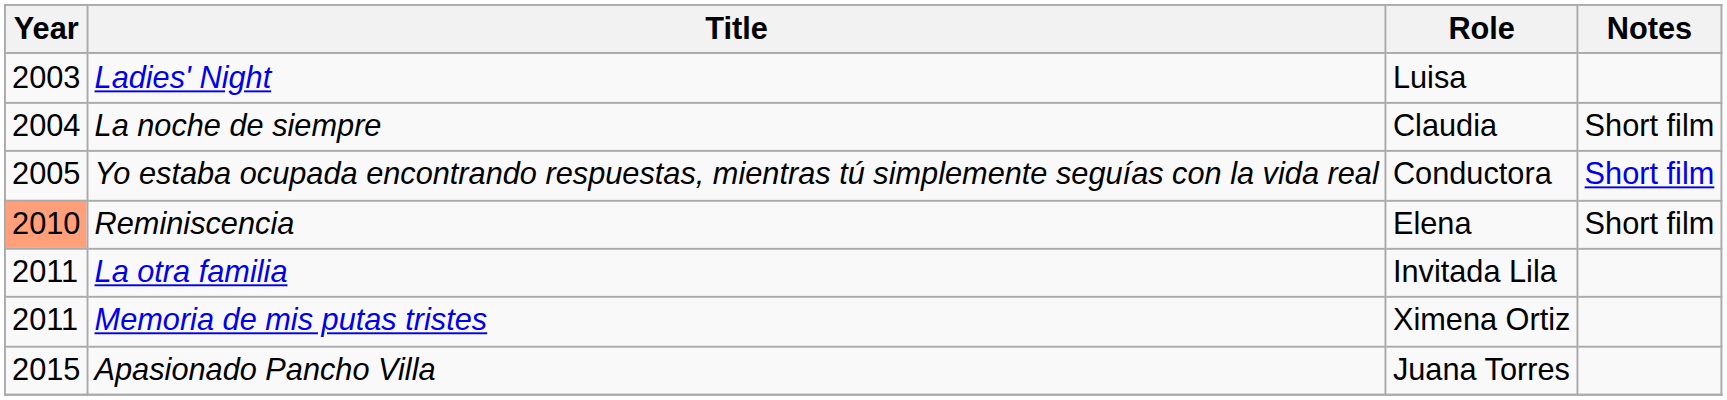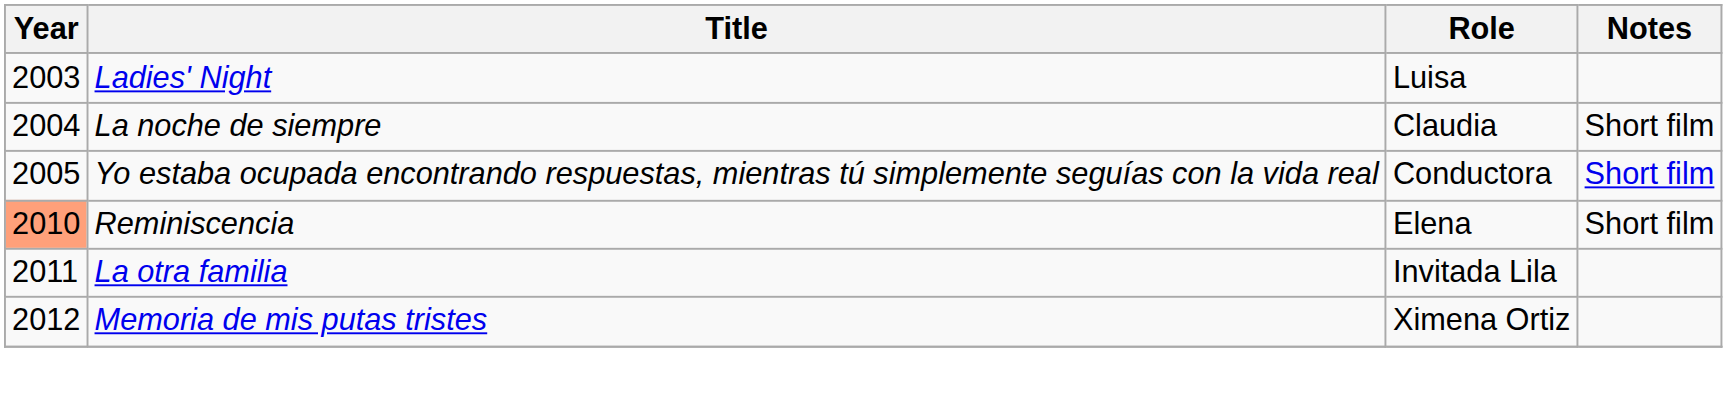(45, 321) 2011 -> (46, 321) 2012
- row: (265, 369)
